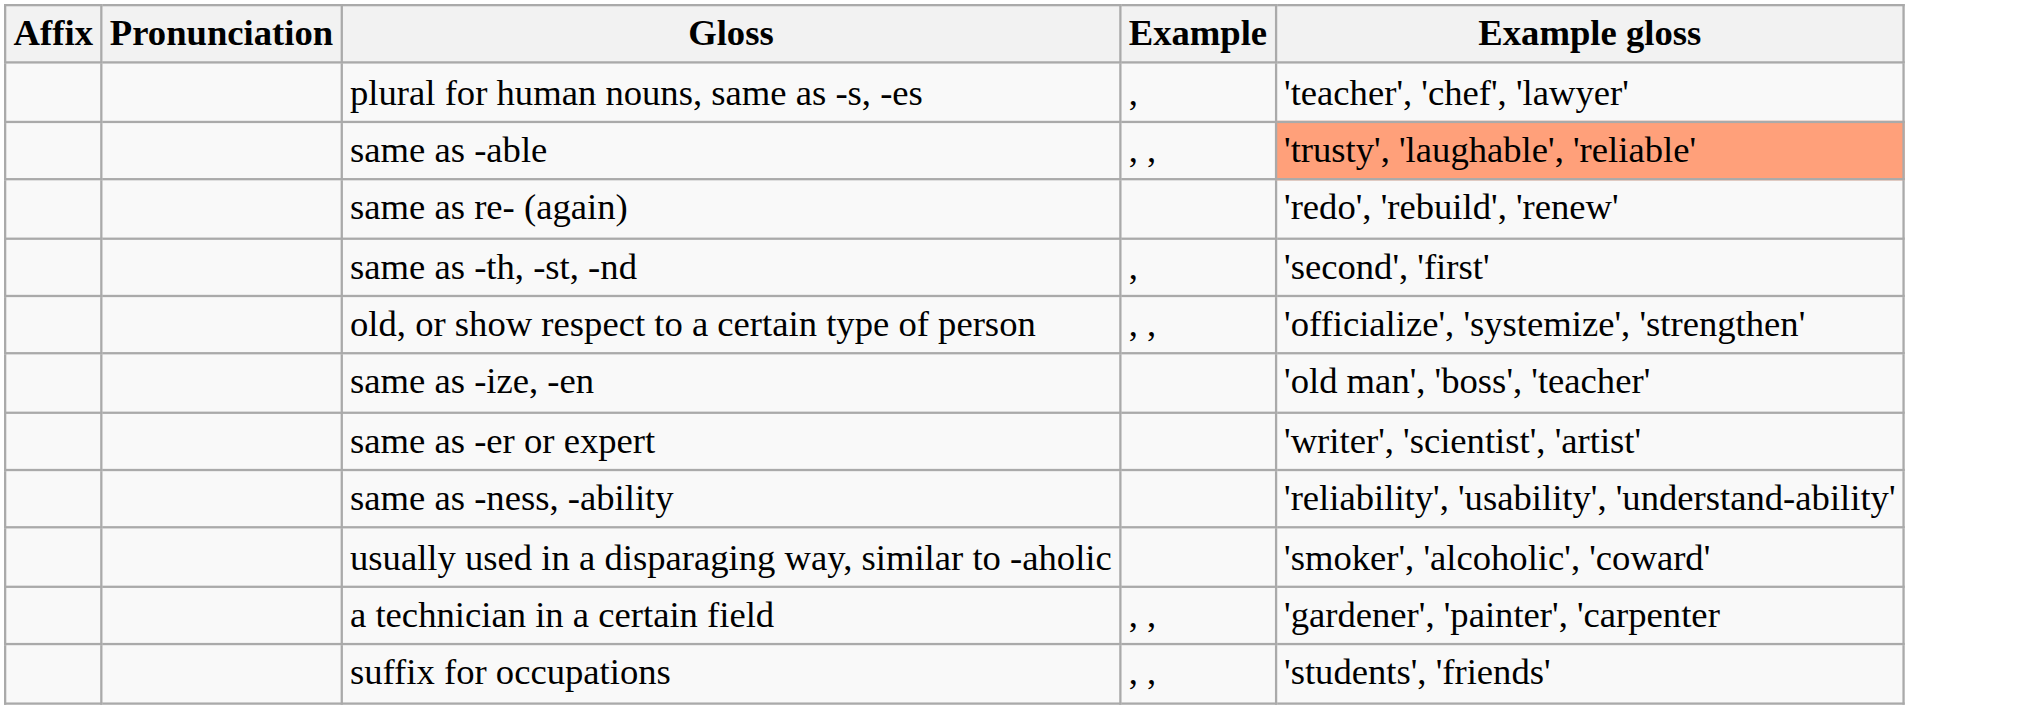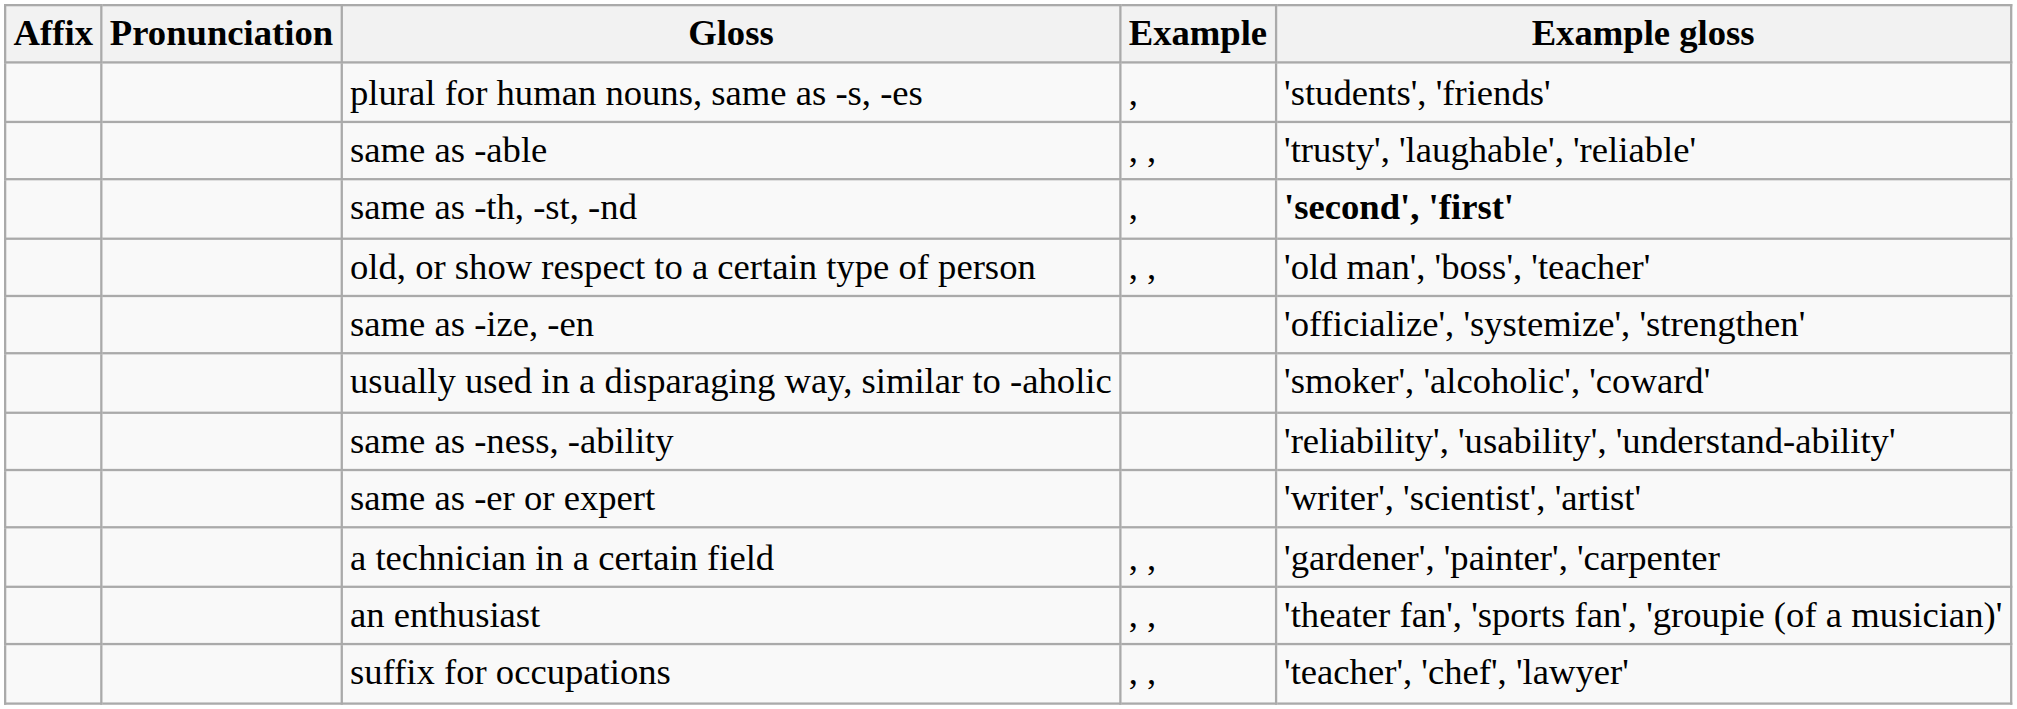(1456, 91) 'teacher', 'chef', 'lawyer' -> (1417, 91) 'students', 'friends'
(1490, 149) lightsalmon background -> (1490, 149) no background
- row: (489, 207)
(1387, 265) normal -> (1399, 207) bold
(1545, 324) 'officialize', 'systemize', 'strengthen' -> (1467, 265) 'old man', 'boss', 'teacher'
(1467, 382) 'old man', 'boss', 'teacher' -> (1545, 324) 'officialize', 'systemize', 'strengthen'
rows swapped: (503, 440) <-> (731, 556)
+ row: (445, 614)
(1417, 672) 'students', 'friends' -> (1456, 672) 'teacher', 'chef', 'lawyer'
